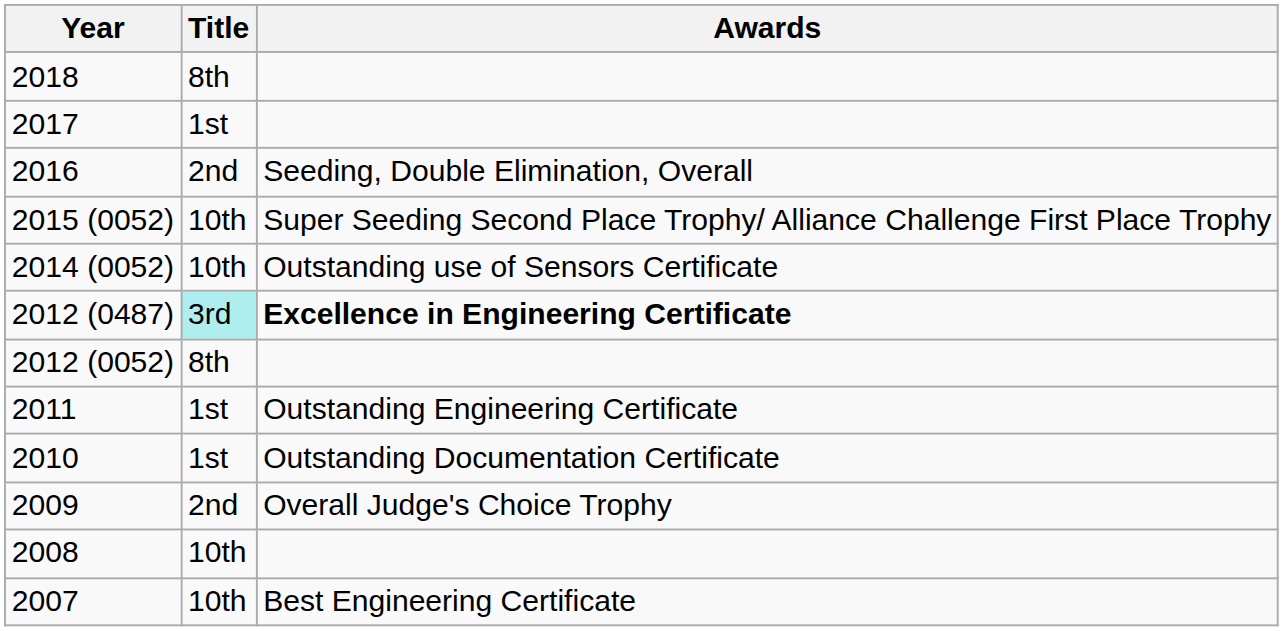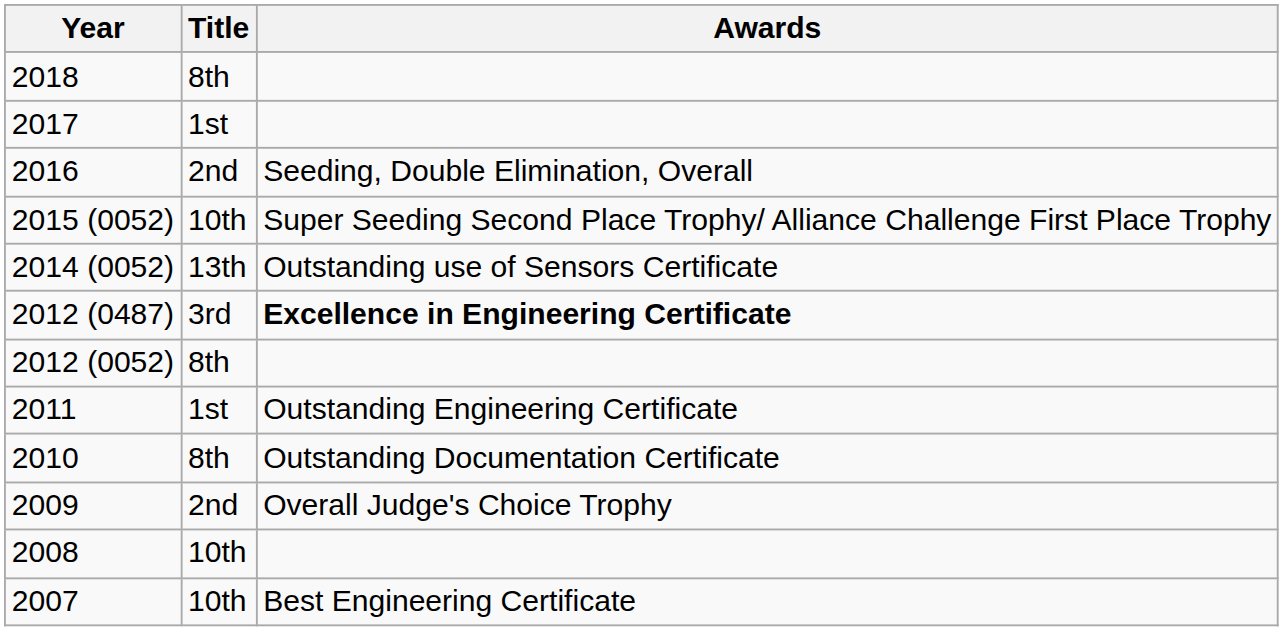(217, 266) 10th -> (217, 266) 13th
(210, 314) paleturquoise background -> (210, 314) no background
(208, 457) 1st -> (209, 457) 8th
